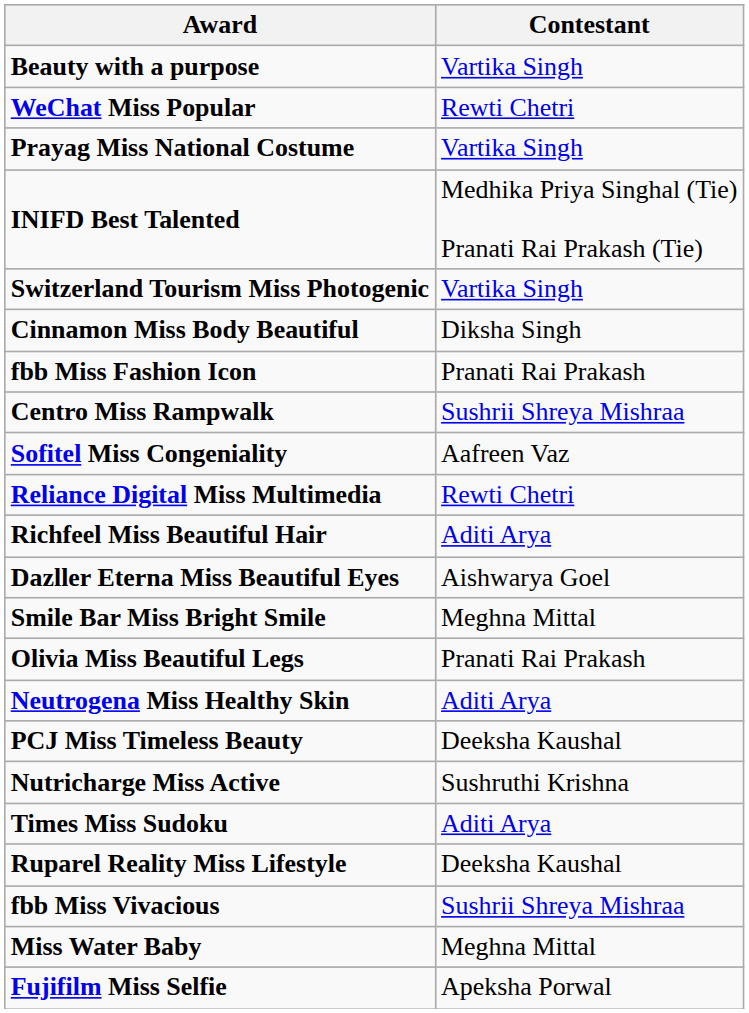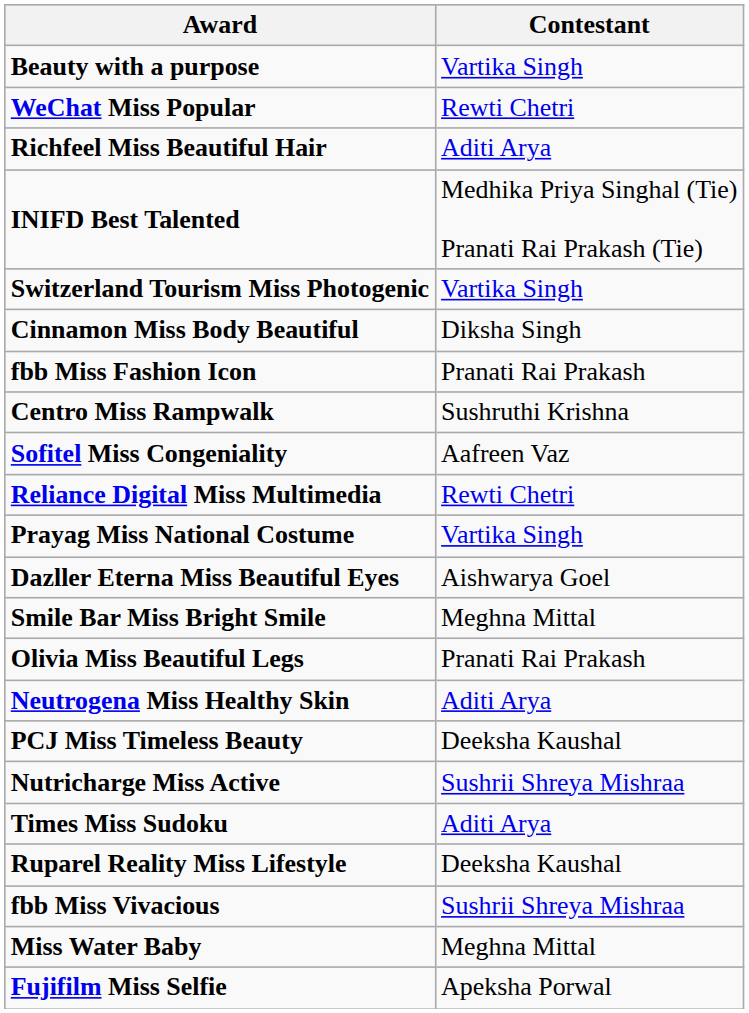rows swapped: (182, 148) <-> (169, 535)
(563, 412) Sushrii Shreya Mishraa -> (535, 412) Sushruthi Krishna
(535, 782) Sushruthi Krishna -> (563, 782) Sushrii Shreya Mishraa
